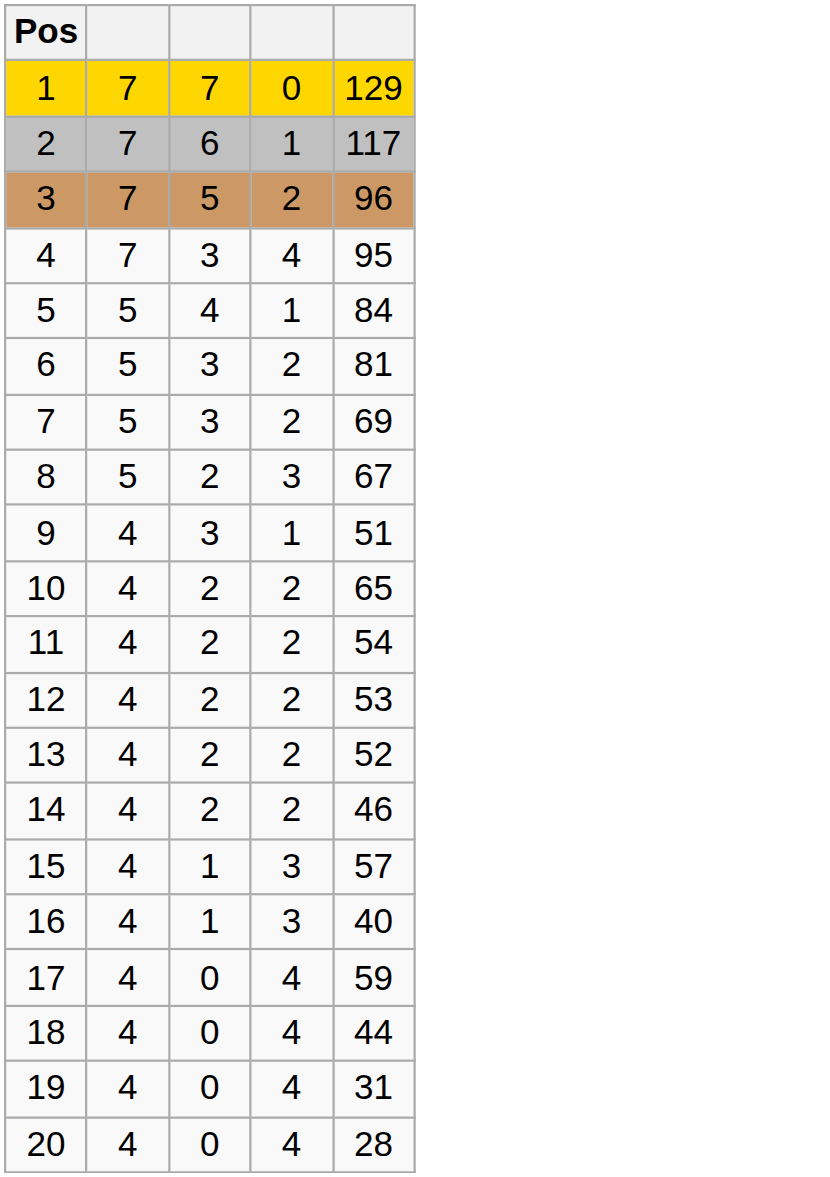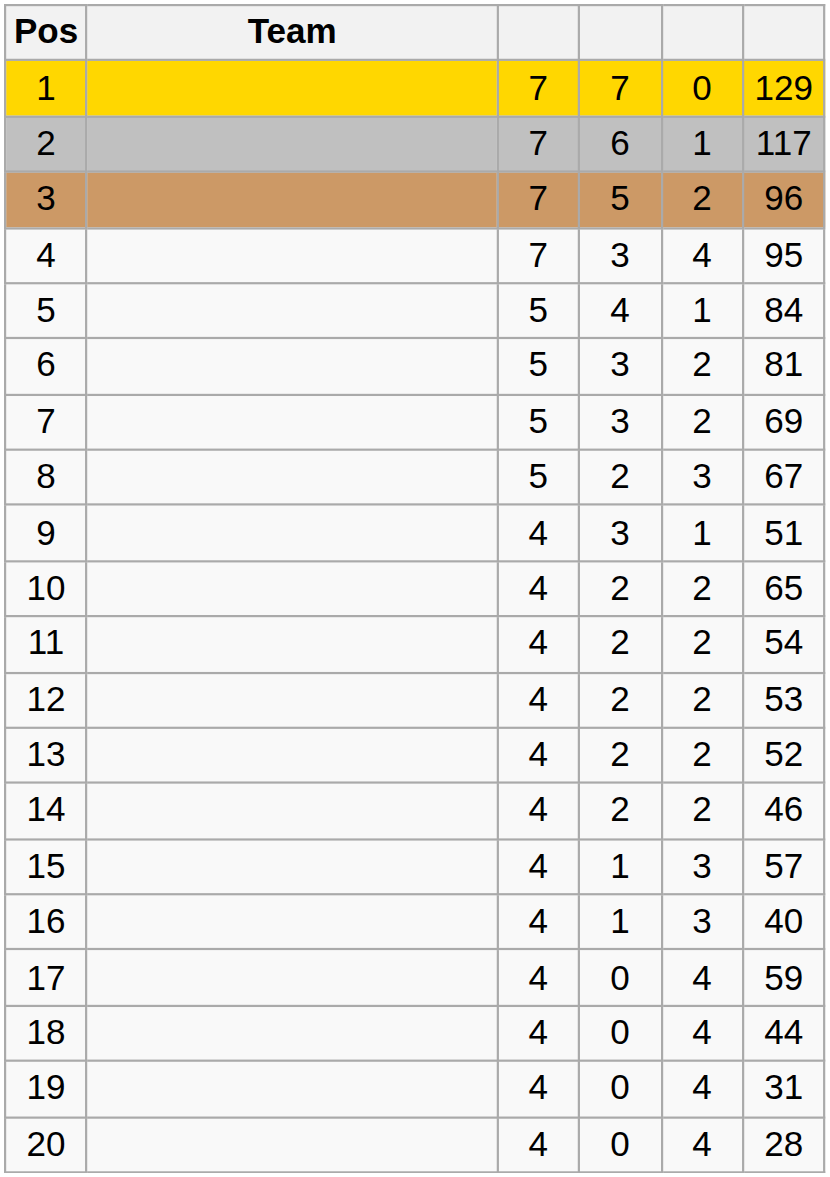+ column: (292, 32)
